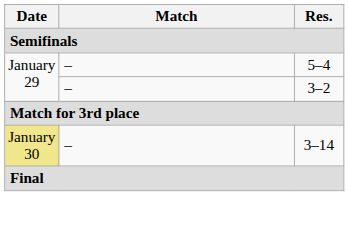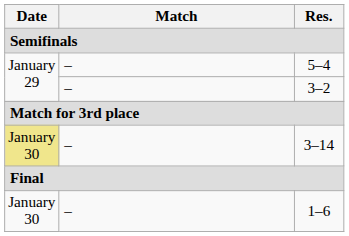+ row: (319, 210)
